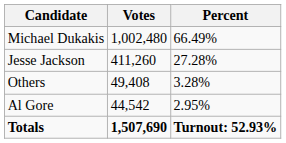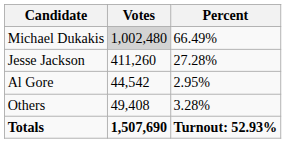(139, 37) no background -> (139, 37) lightgrey background
rows swapped: (31, 104) <-> (26, 82)
